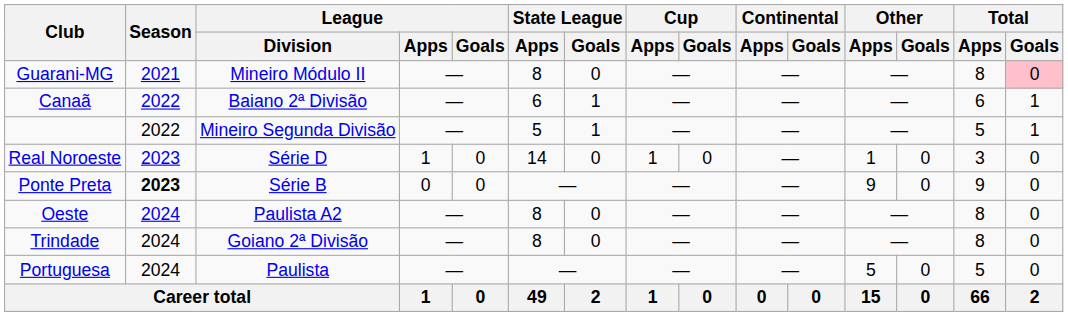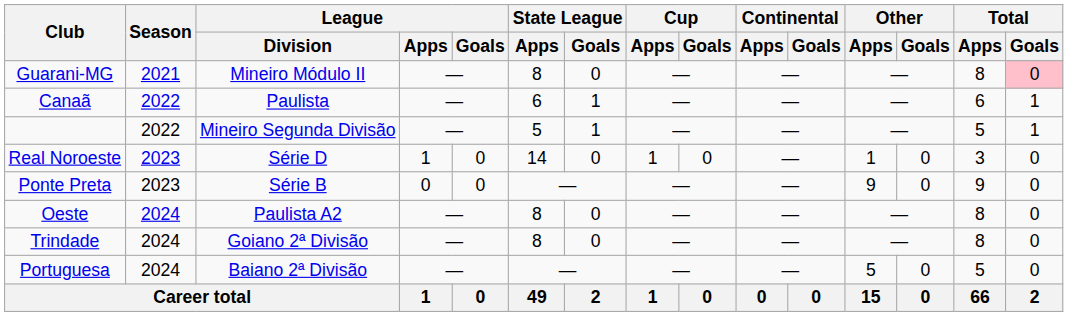(298, 102) Baiano 2ª Divisão -> (298, 102) Paulista
(161, 185) bold -> (161, 185) normal
(298, 269) Paulista -> (298, 269) Baiano 2ª Divisão
